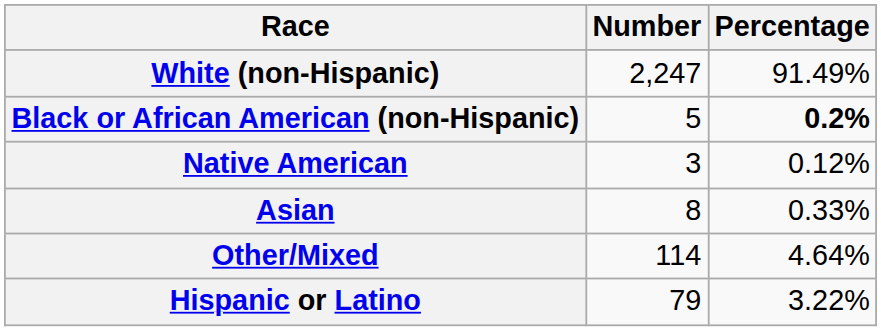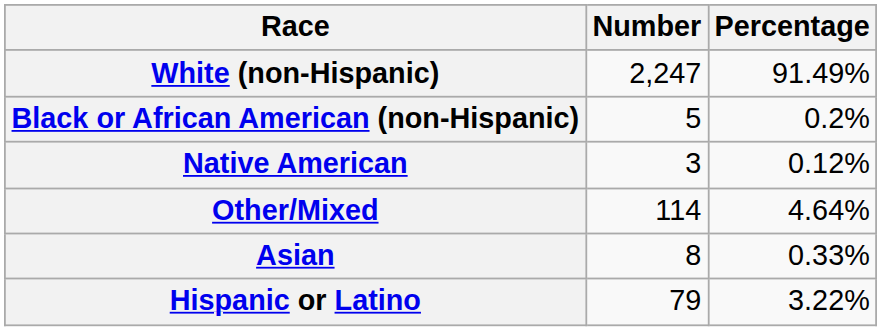(837, 118) bold -> (837, 118) normal
rows swapped: (295, 210) <-> (295, 255)
